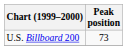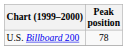(104, 38) 73 -> (104, 38) 78
